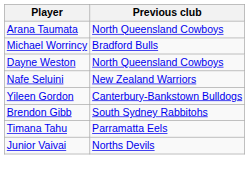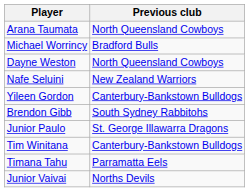+ row: (36, 129)
+ row: (37, 146)
